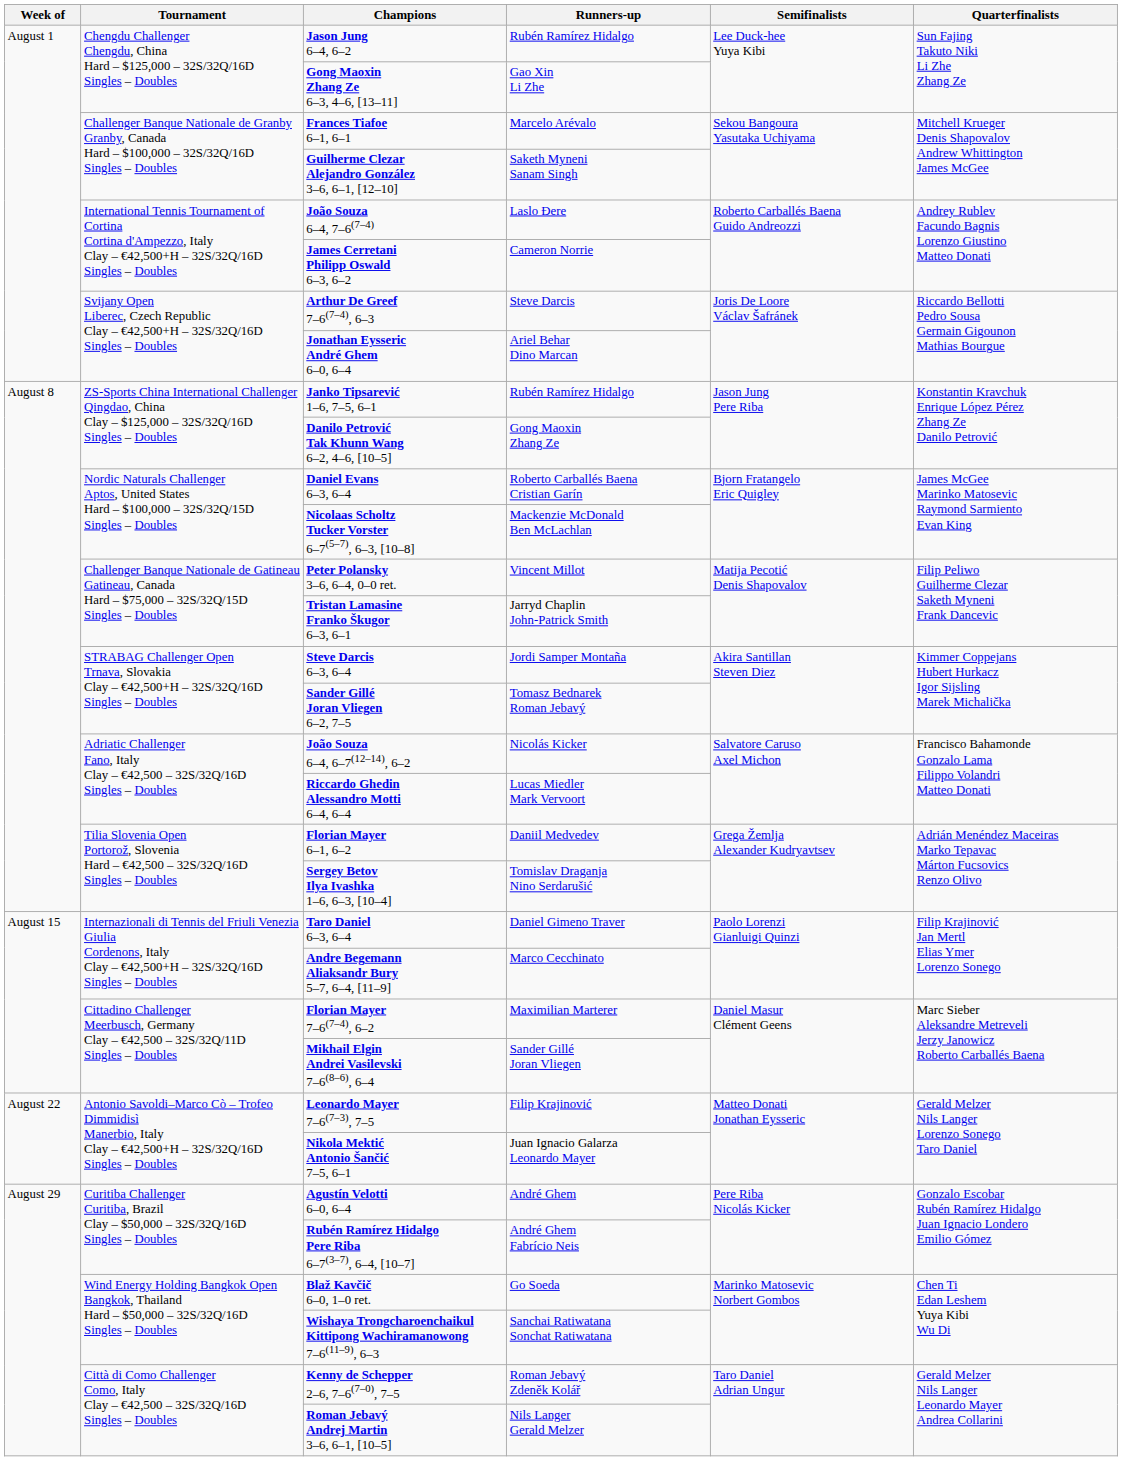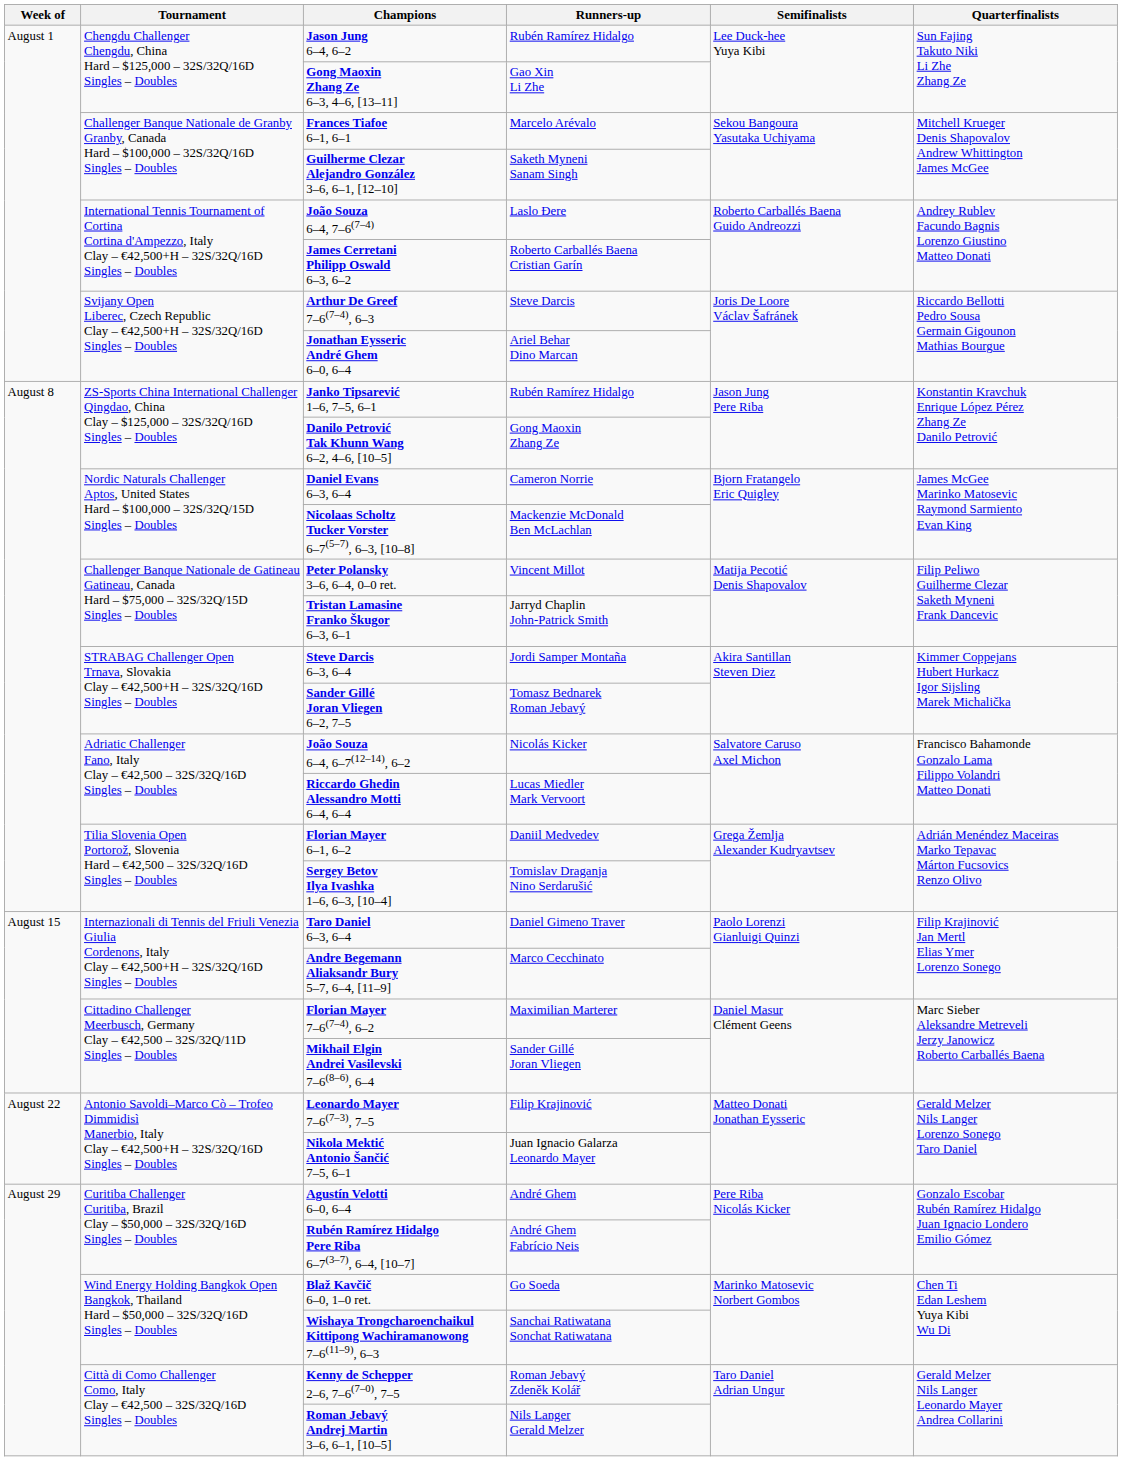(551, 249) Cameron Norrie -> (574, 257) Roberto Carballés Baena Cristian Garín
(574, 486) Roberto Carballés Baena Cristian Garín -> (551, 478) Cameron Norrie
